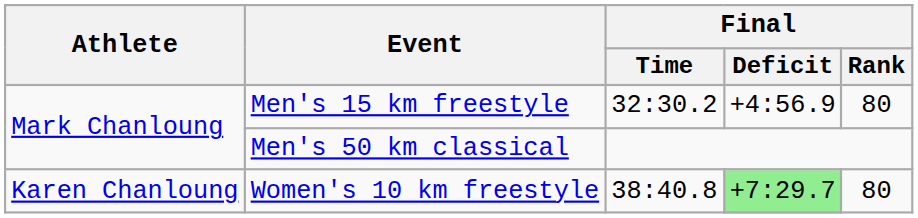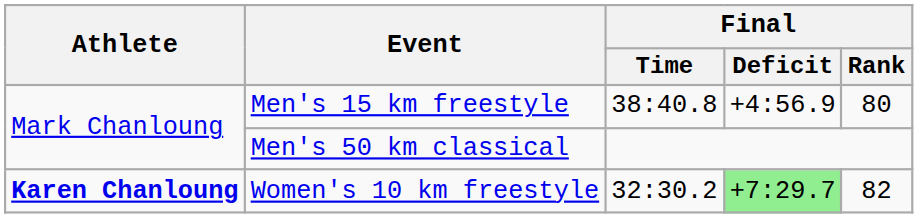(664, 106) 32:30.2 -> (664, 106) 38:40.8
(125, 191) normal -> (125, 191) bold
(664, 191) 38:40.8 -> (664, 191) 32:30.2
(877, 191) 80 -> (877, 191) 82
